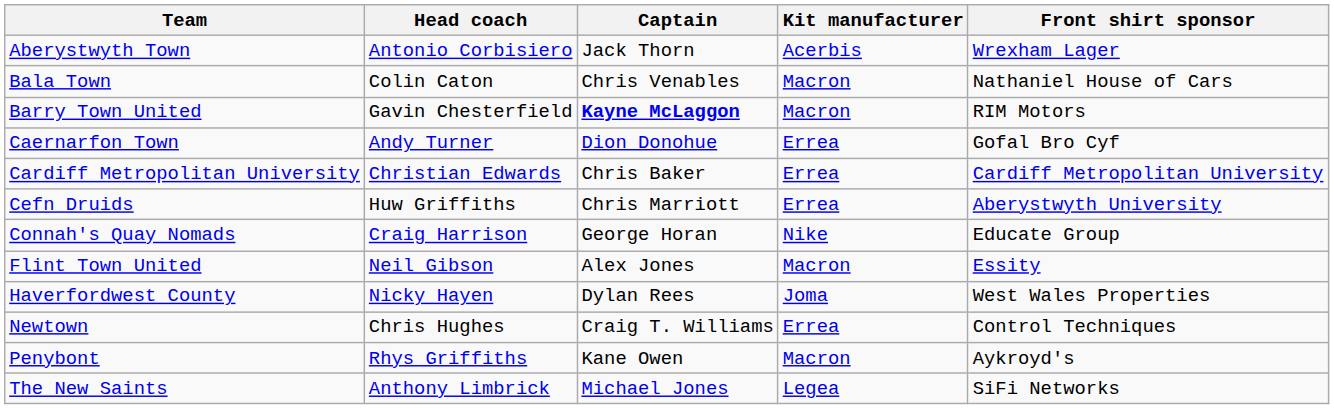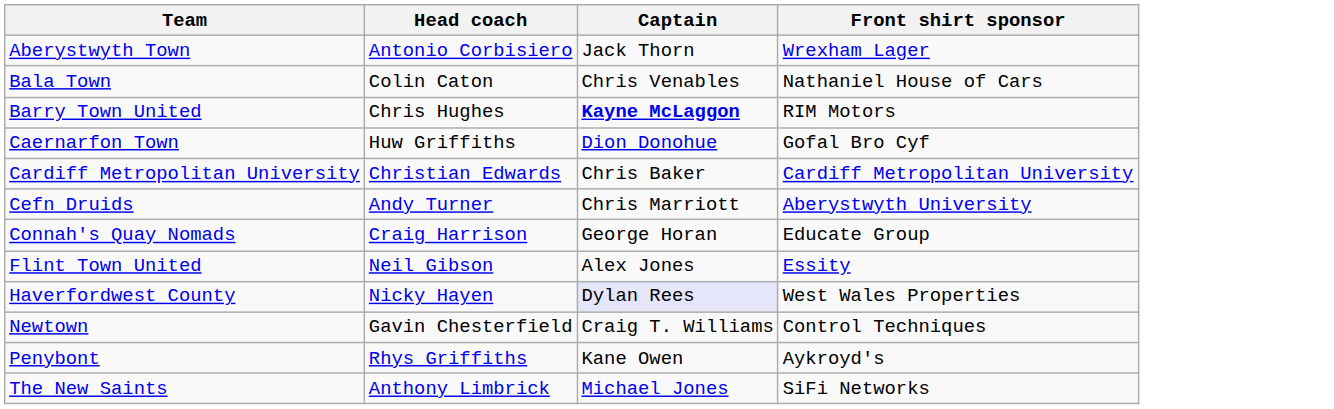- column: (873, 20)
(471, 112) Gavin Chesterfield -> (437, 112) Chris Hughes
(431, 143) Andy Turner -> (442, 143) Huw Griffiths
(442, 204) Huw Griffiths -> (431, 204) Andy Turner
(638, 297) no background -> (638, 297) lavender background
(437, 327) Chris Hughes -> (471, 327) Gavin Chesterfield
